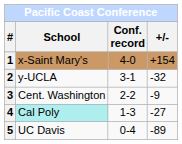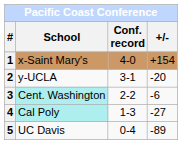(158, 78) -32 -> (158, 78) -20
(62, 95) no background -> (62, 95) paleturquoise background
(155, 95) -9 -> (155, 95) -6
